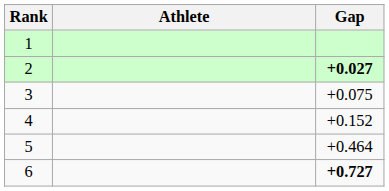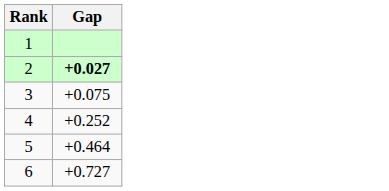- column: (184, 17)
(350, 120) +0.152 -> (87, 120) +0.252
(350, 172) bold -> (87, 172) normal
